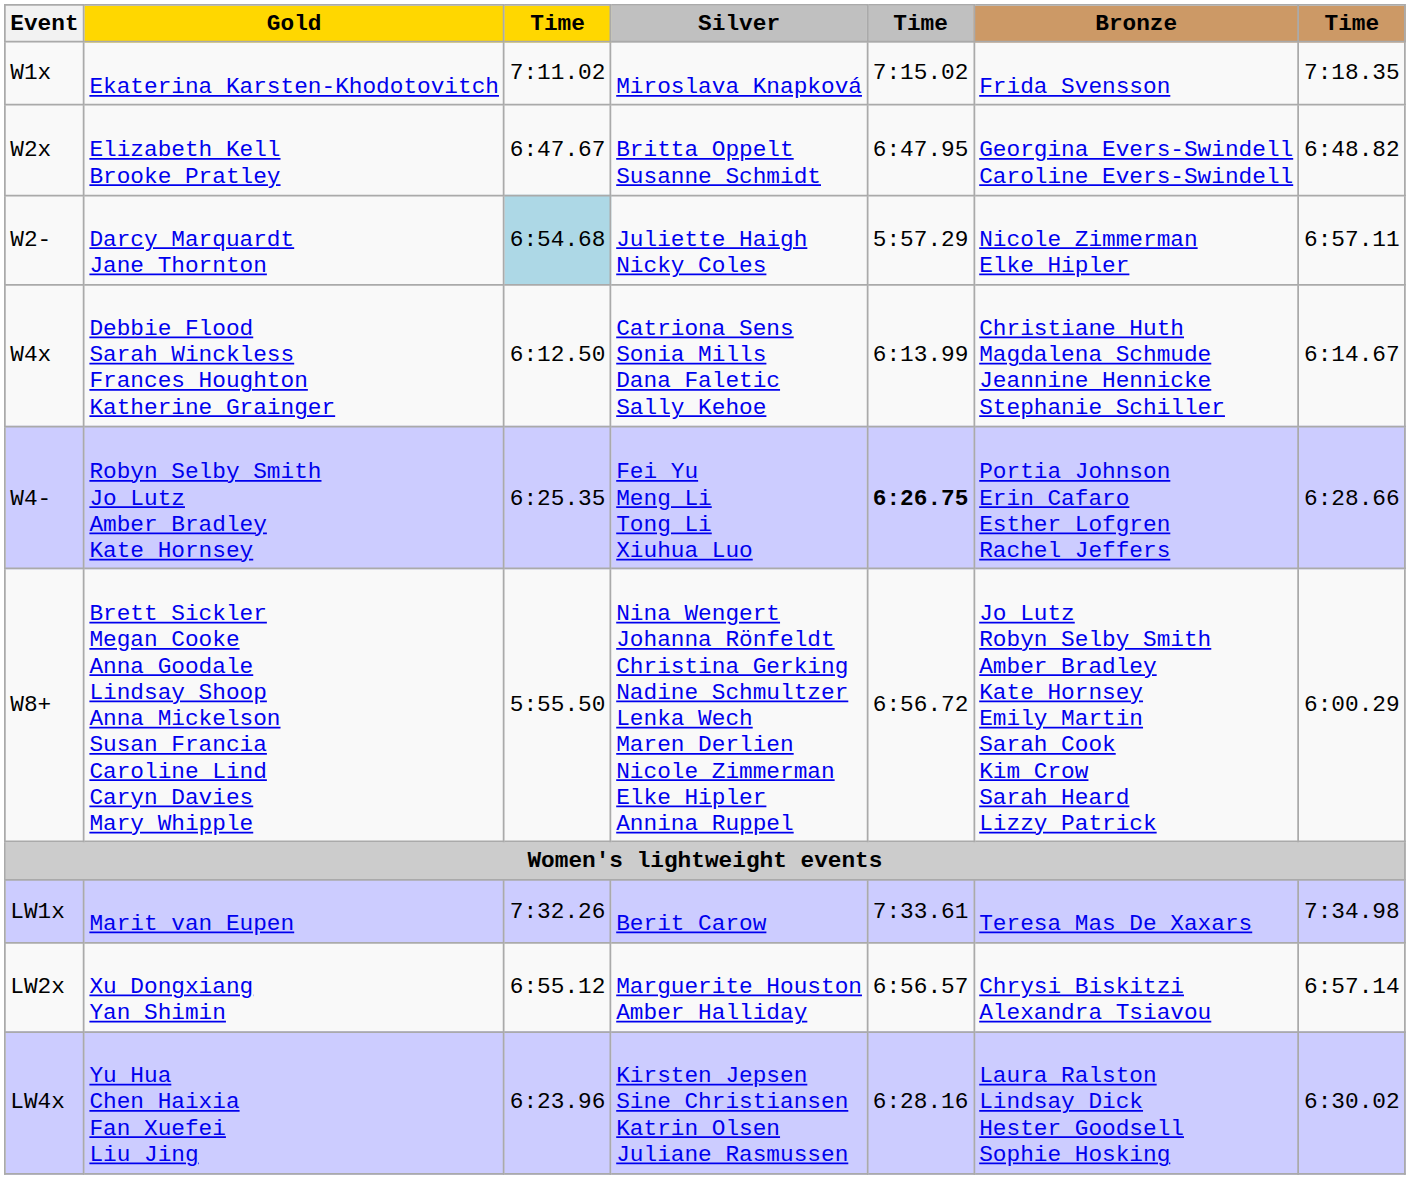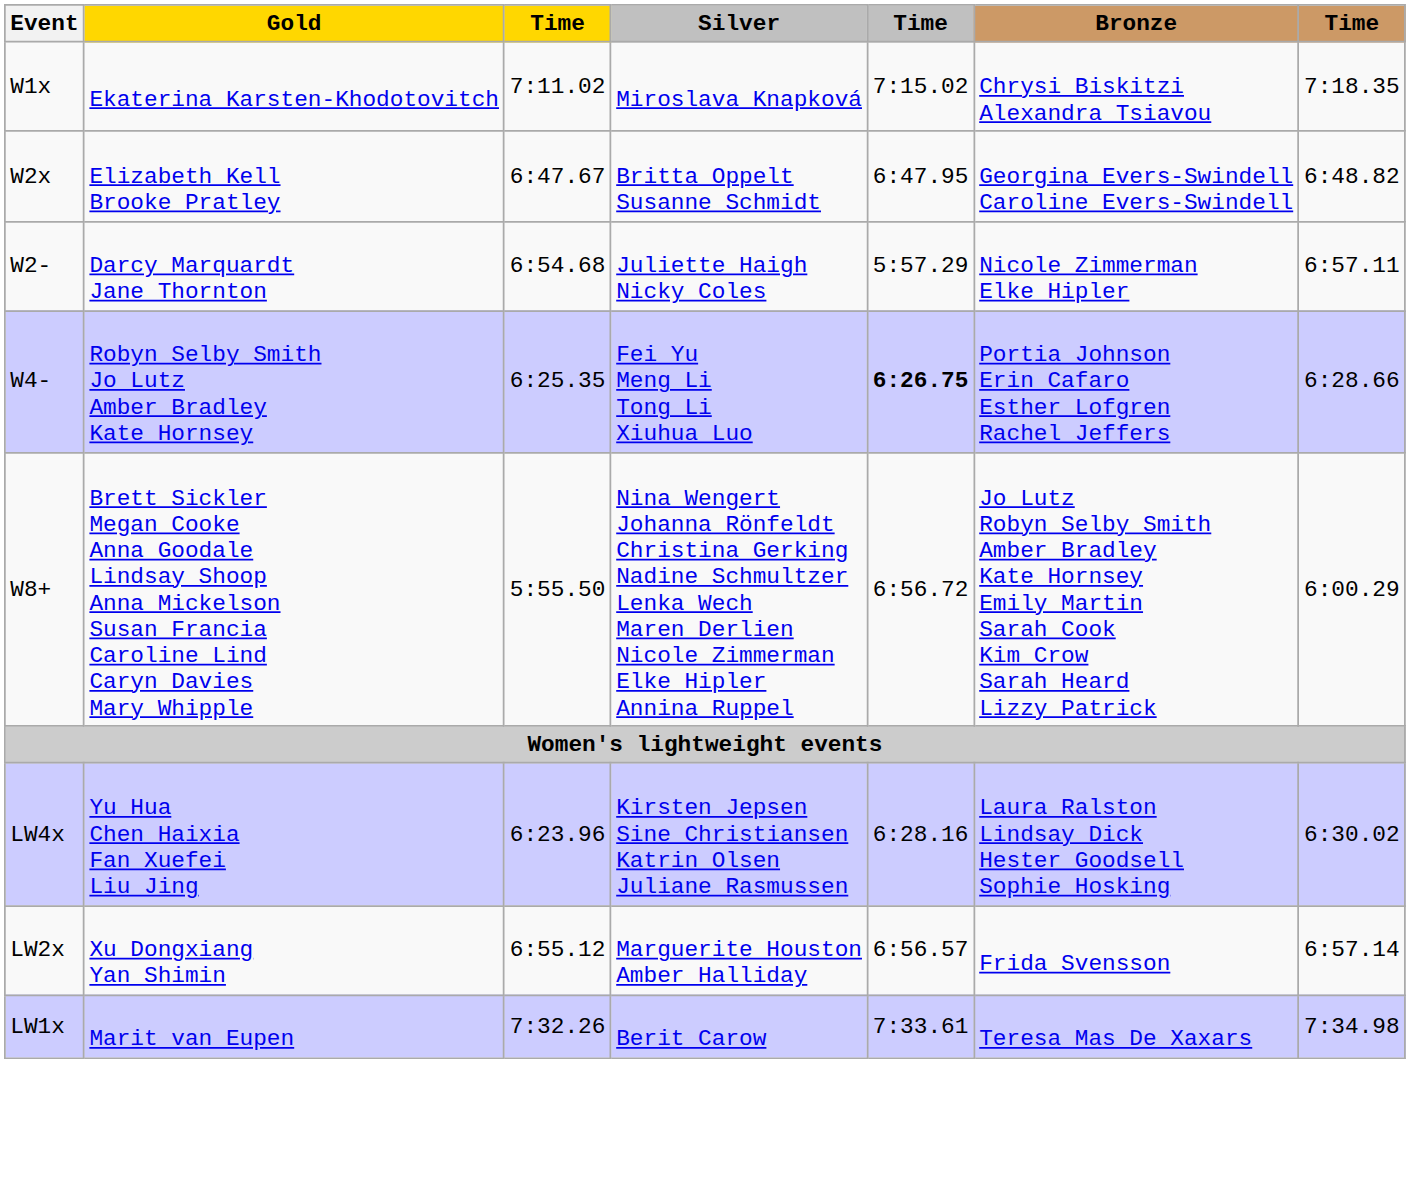(1075, 87) Frida Svensson -> (1095, 100) Chrysi Biskitzi Alexandra Tsiavou
(558, 240) lightblue background -> (558, 266) no background
- row: (31, 355)
rows swapped: (38, 911) <-> (38, 1103)
(1095, 1000) Chrysi Biskitzi Alexandra Tsiavou -> (1075, 963) Frida Svensson
